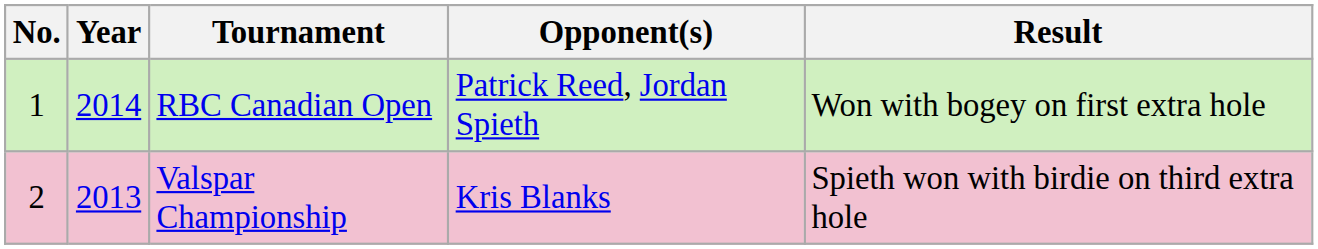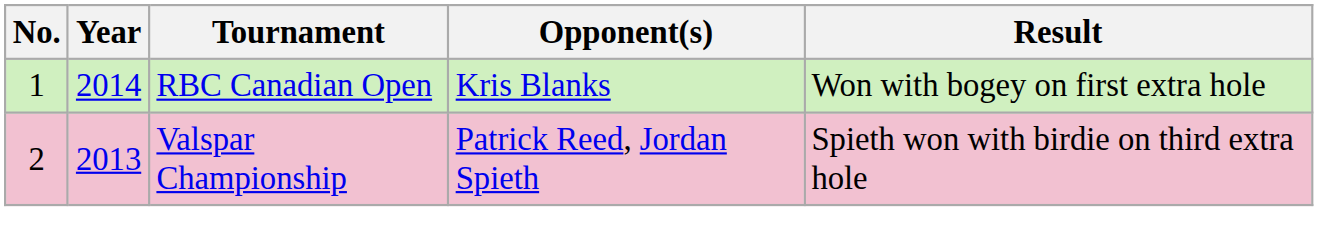(591, 104) Patrick Reed, Jordan Spieth -> (533, 85) Kris Blanks
(533, 197) Kris Blanks -> (591, 158) Patrick Reed, Jordan Spieth
